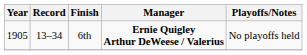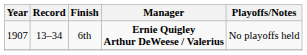(17, 35) 1905 -> (17, 35) 1907
